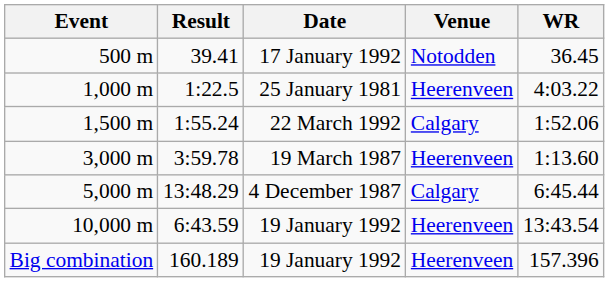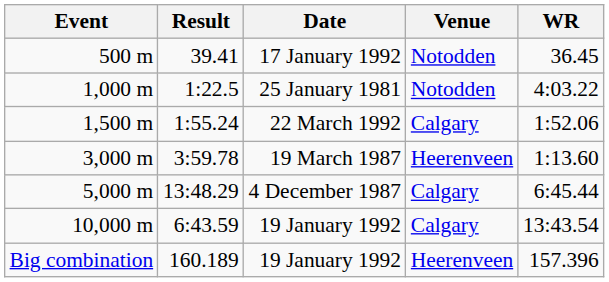(462, 89) Heerenveen -> (453, 89) Notodden
(462, 225) Heerenveen -> (445, 225) Calgary
